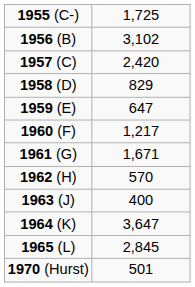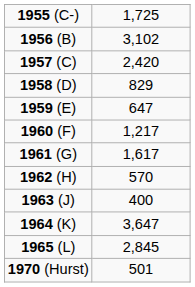(141, 154) 1,671 -> (141, 154) 1,617
